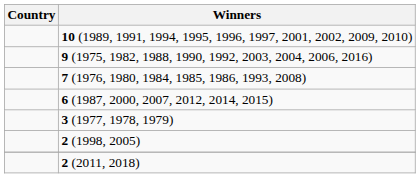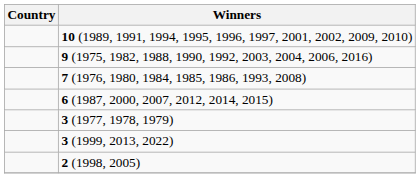+ row: (117, 141)
- row: (101, 162)
